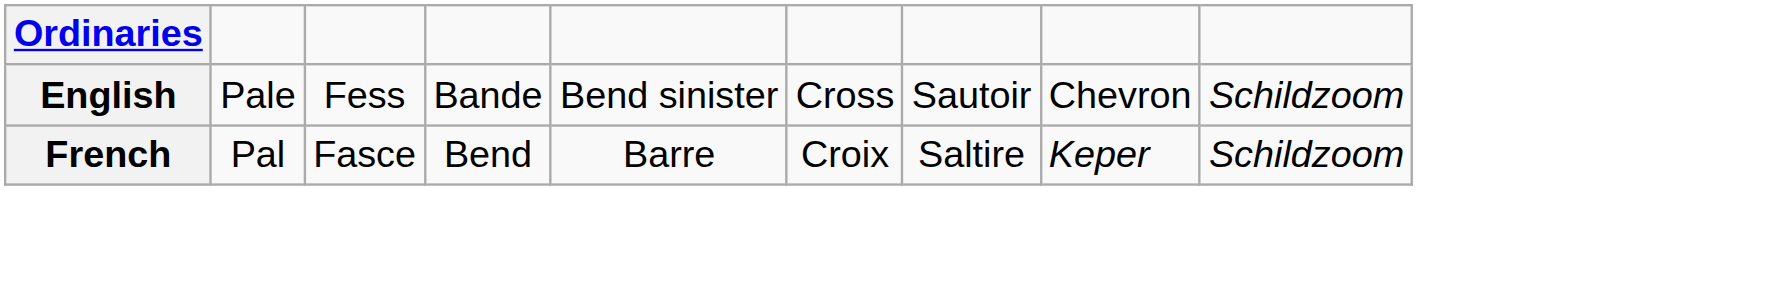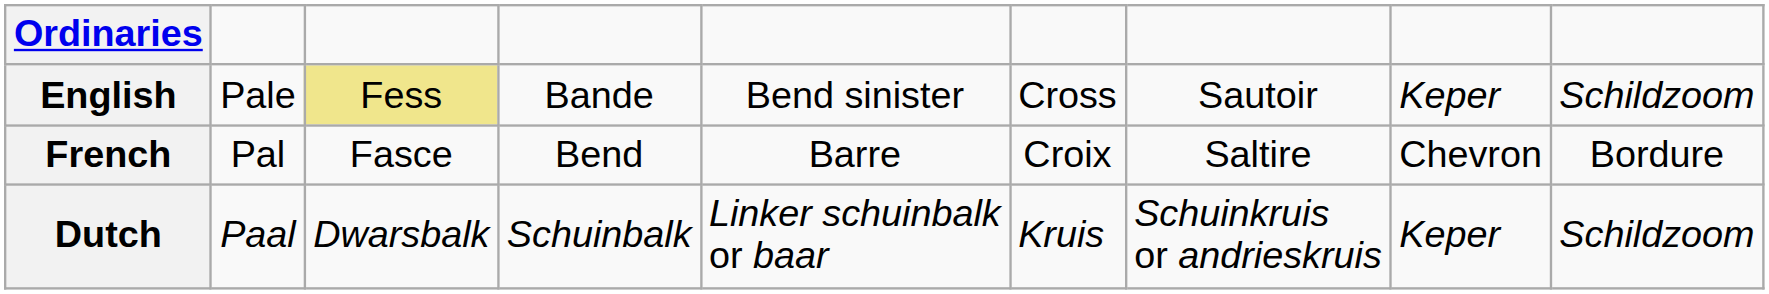(365, 94) no background -> (401, 94) khaki background
(1120, 94) Chevron -> (1450, 94) Keper
(1099, 154) Keper -> (1471, 154) Chevron
(1307, 154) Schildzoom -> (1657, 154) Bordure
+ row: (108, 235)
